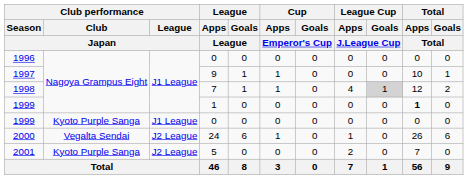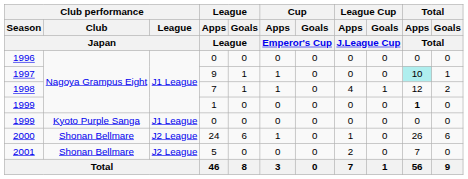(417, 74) no background -> (417, 74) paleturquoise background
(385, 89) lightgrey background -> (385, 89) no background
(97, 136) Vegalta Sendai -> (97, 136) Shonan Bellmare
(96, 151) Kyoto Purple Sanga -> (97, 151) Shonan Bellmare
